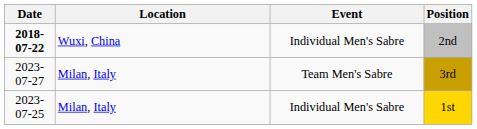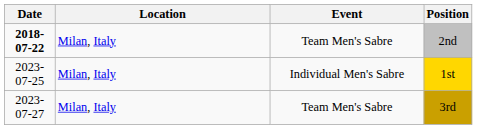(89, 40) Wuxi, China -> (87, 40) Milan, Italy
(347, 40) Individual Men's Sabre -> (347, 40) Team Men's Sabre
rows swapped: (448, 107) <-> (448, 74)
